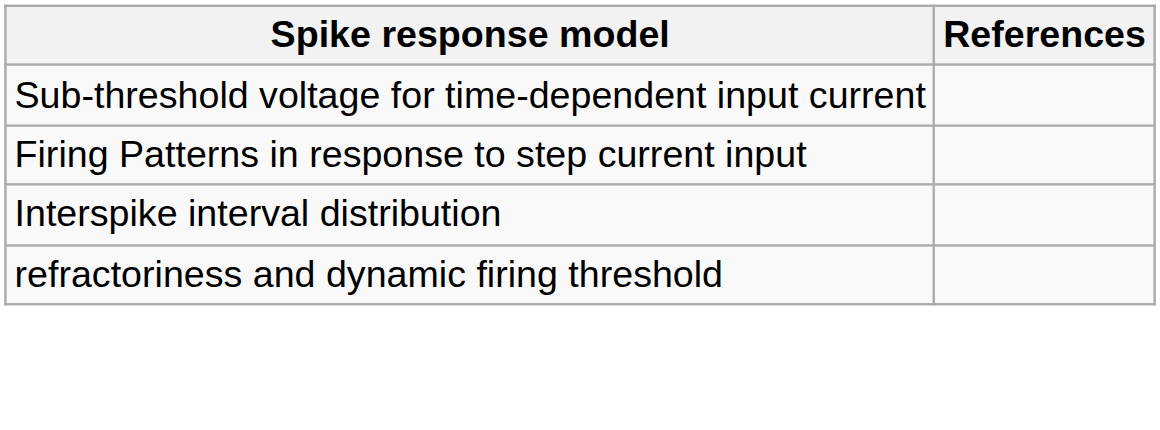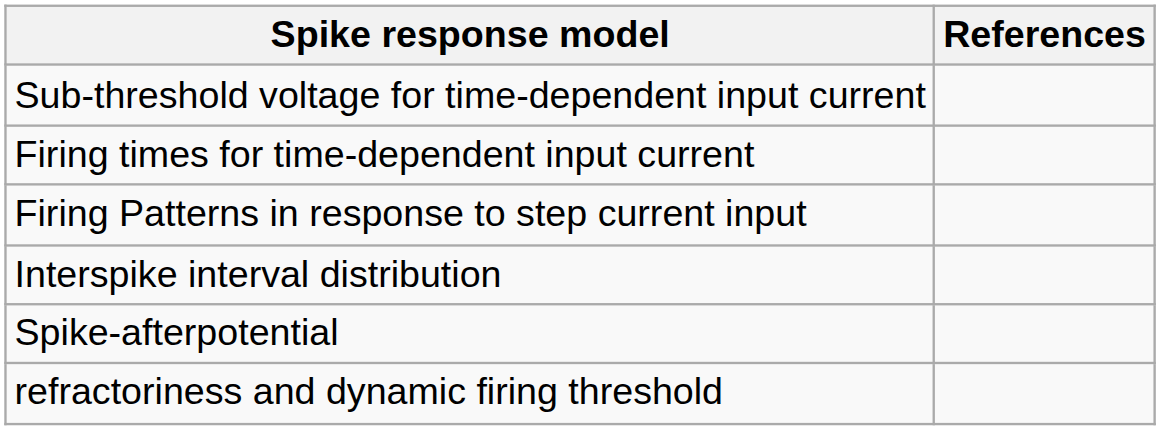+ row: (384, 154)
+ row: (177, 333)
